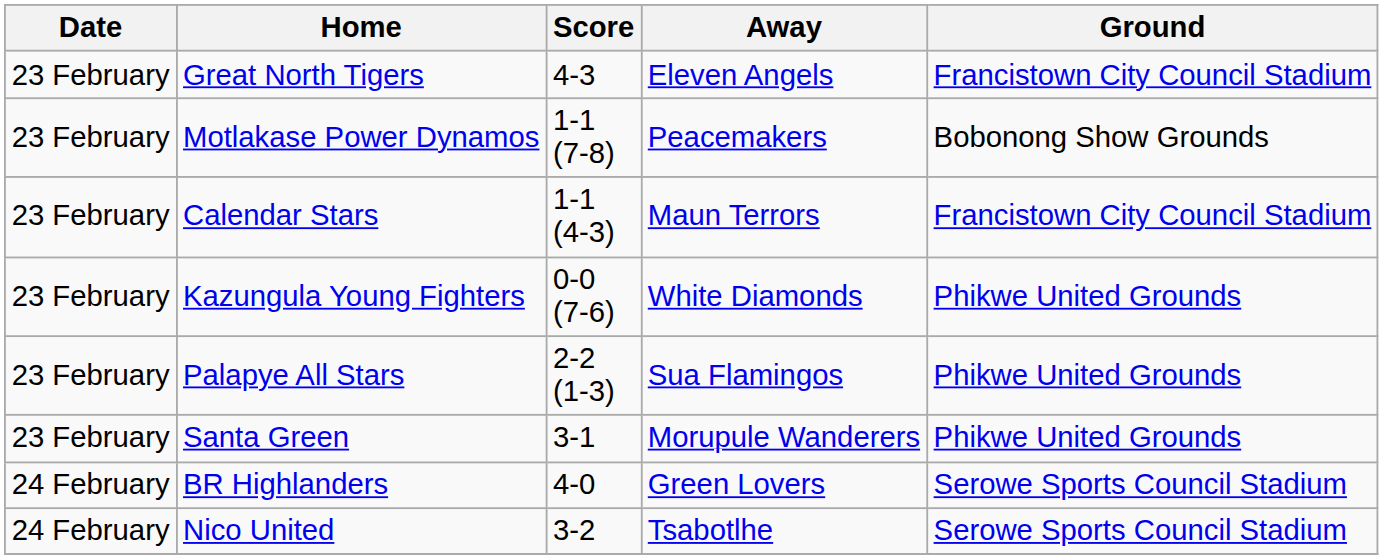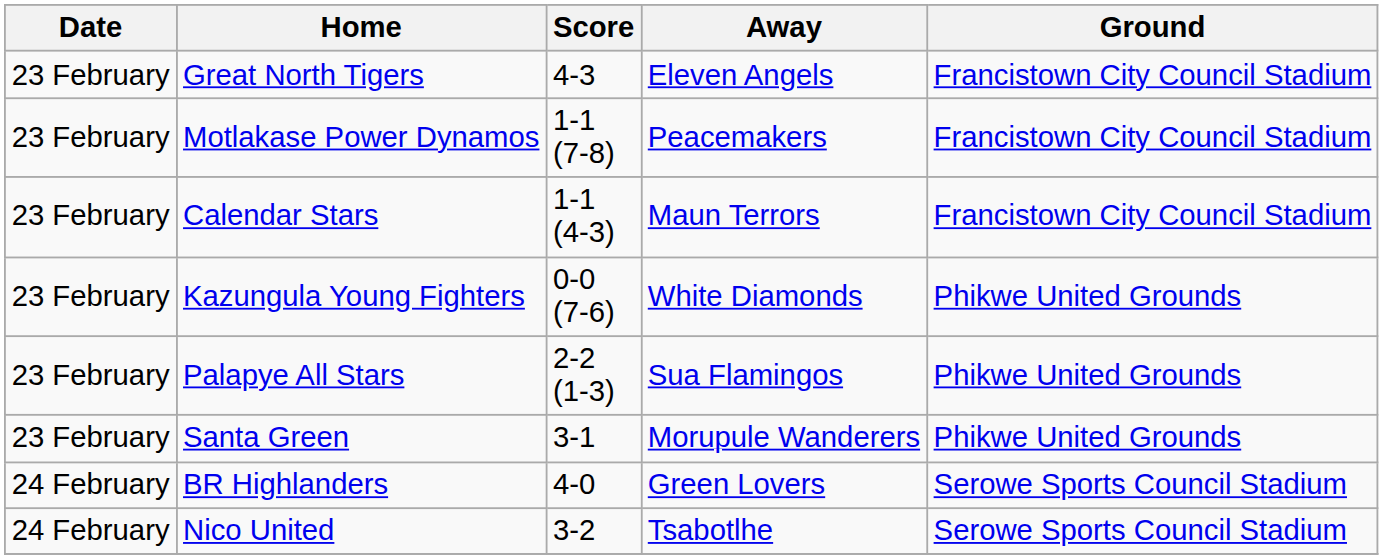(1101, 137) Bobonong Show Grounds -> (1152, 137) Francistown City Council Stadium
